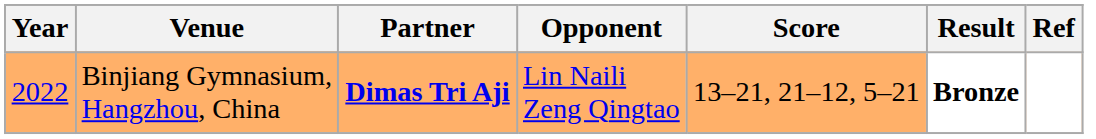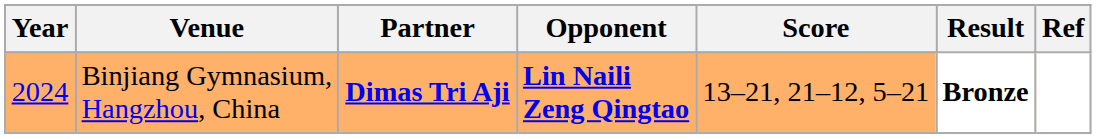(40, 91) 2022 -> (40, 91) 2024
(601, 91) normal -> (606, 91) bold
